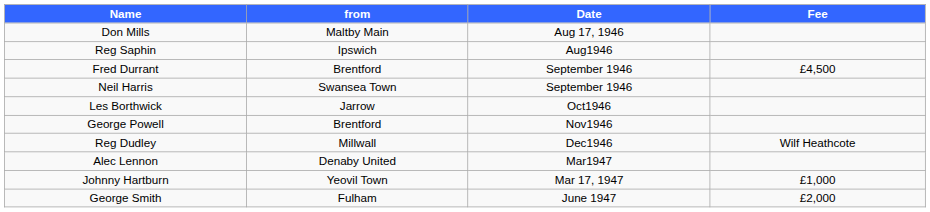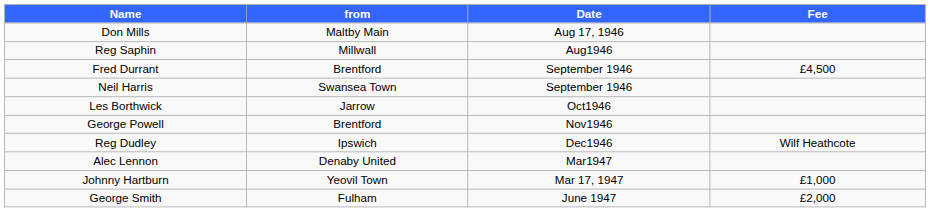(357, 51) Ipswich -> (357, 51) Millwall
(357, 143) Millwall -> (357, 143) Ipswich
